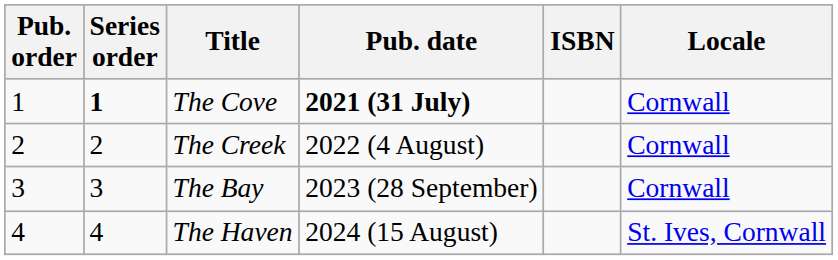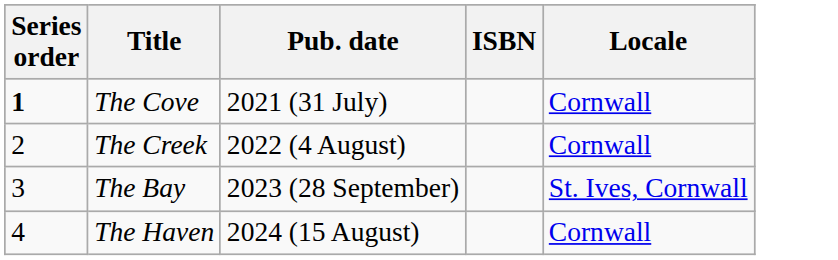- column: (44, 41)
(388, 100) bold -> (307, 100) normal
(678, 188) Cornwall -> (648, 188) St. Ives, Cornwall
(727, 231) St. Ives, Cornwall -> (600, 231) Cornwall
